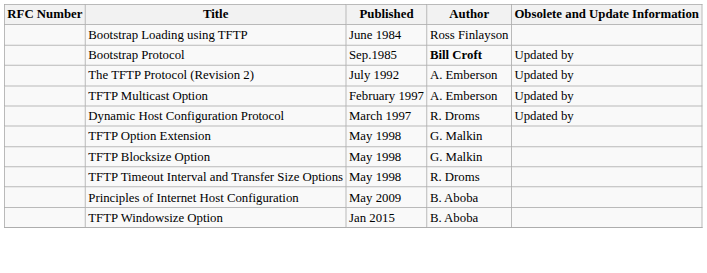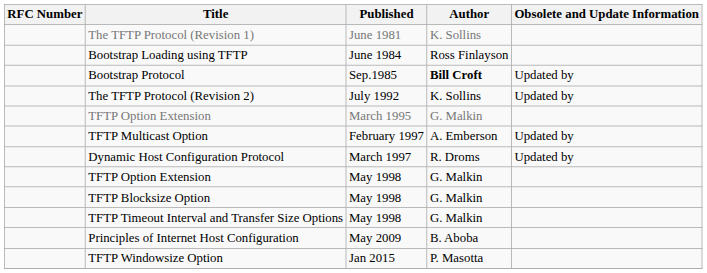+ row: (171, 34)
(464, 75) A. Emberson -> (455, 95) K. Sollins
+ row: (150, 116)
(455, 177) R. Droms -> (456, 217) G. Malkin
(454, 217) B. Aboba -> (457, 258) P. Masotta
